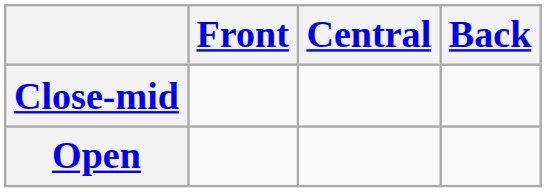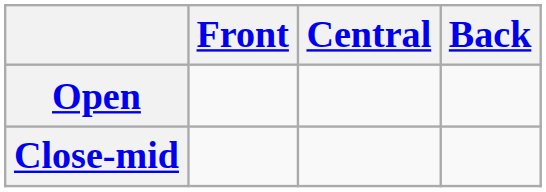rows swapped: (96, 95) <-> (96, 155)
